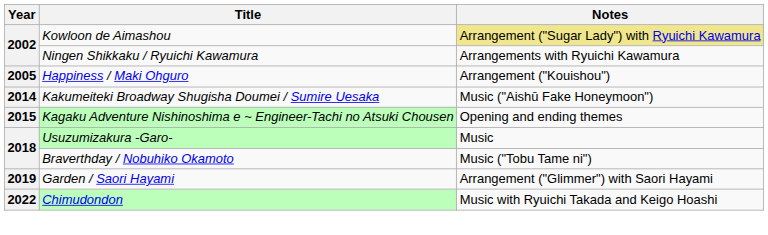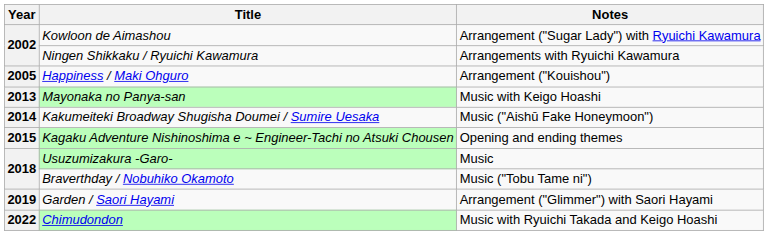(610, 35) khaki background -> (610, 35) no background
+ row: (114, 96)
